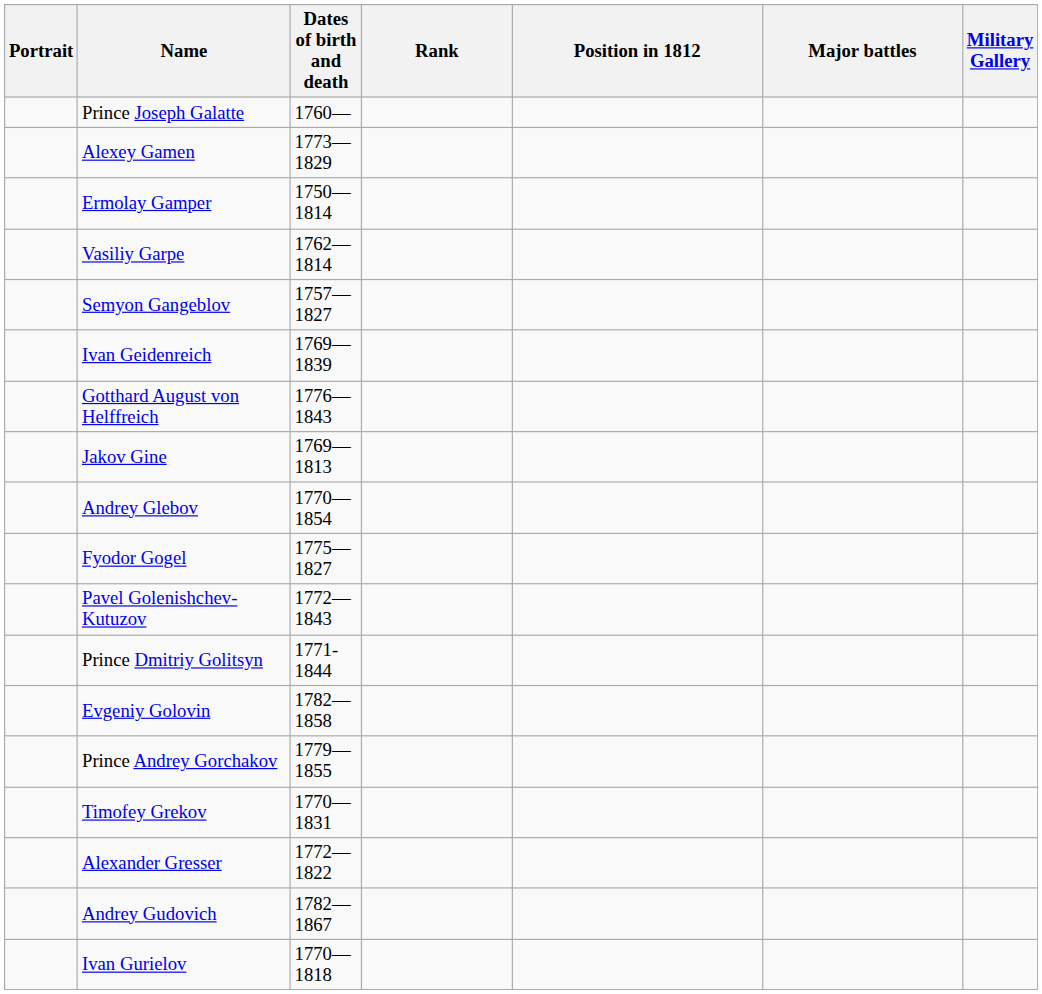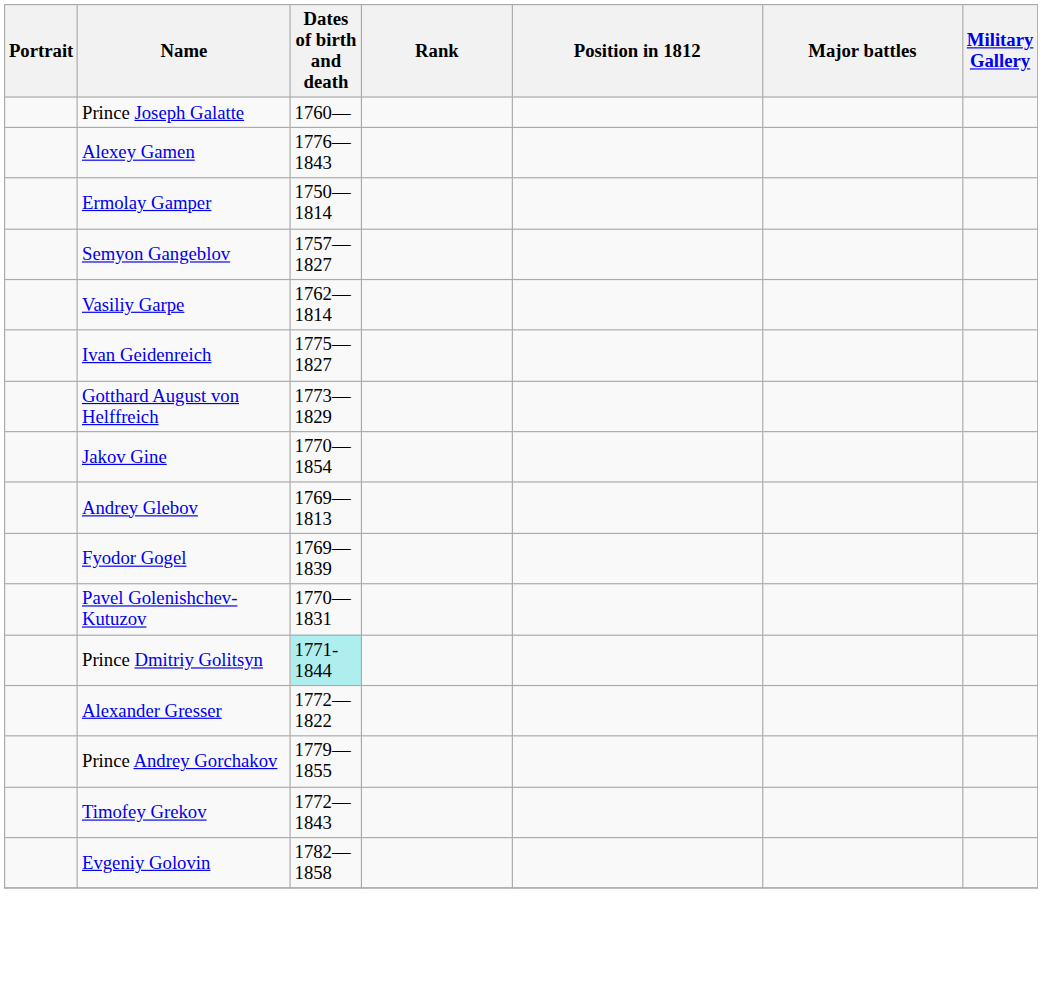(323, 152) 1773—1829 -> (323, 152) 1776—1843
rows swapped: (156, 304) <-> (133, 253)
(323, 355) 1769—1839 -> (323, 355) 1775—1827
(323, 406) 1776—1843 -> (323, 406) 1773—1829
(323, 456) 1769—1813 -> (323, 456) 1770—1854
(323, 507) 1770—1854 -> (323, 507) 1769—1813
(323, 558) 1775—1827 -> (323, 558) 1769—1839
(323, 609) 1772—1843 -> (323, 609) 1770—1831
(316, 659) no background -> (316, 659) paleturquoise background
rows swapped: (146, 710) <-> (152, 862)
(323, 812) 1770—1831 -> (323, 812) 1772—1843
- row: (149, 913)
- row: (134, 964)
